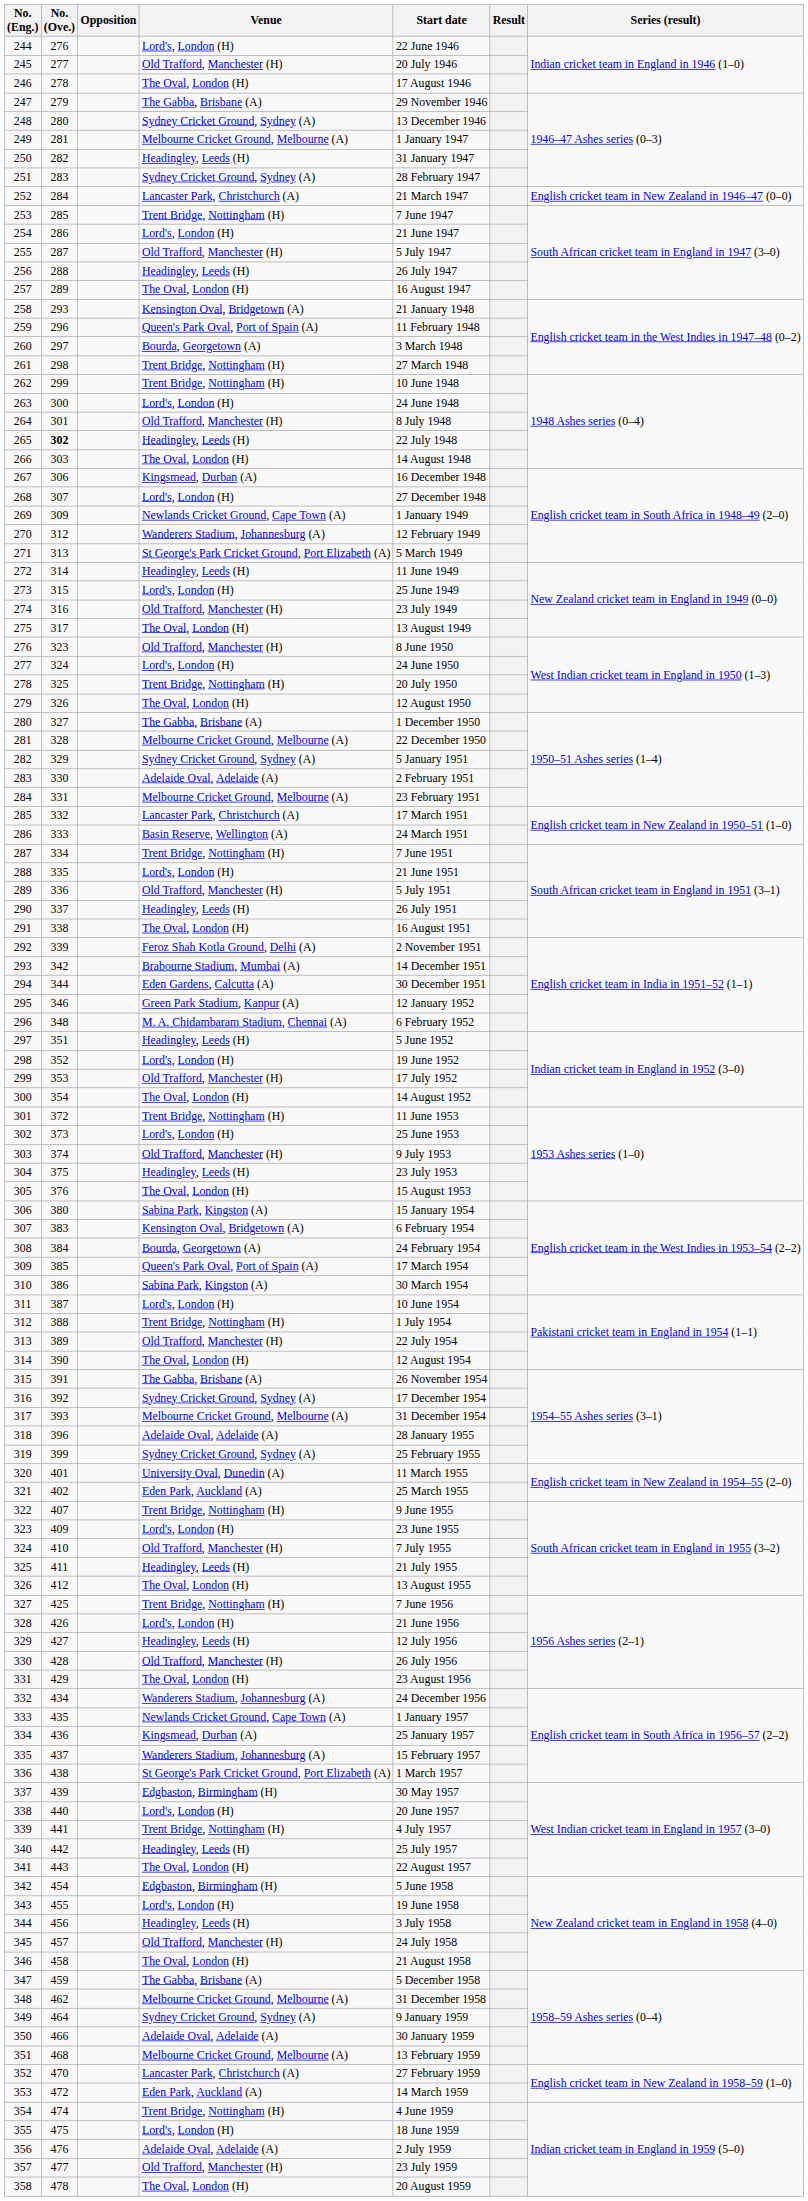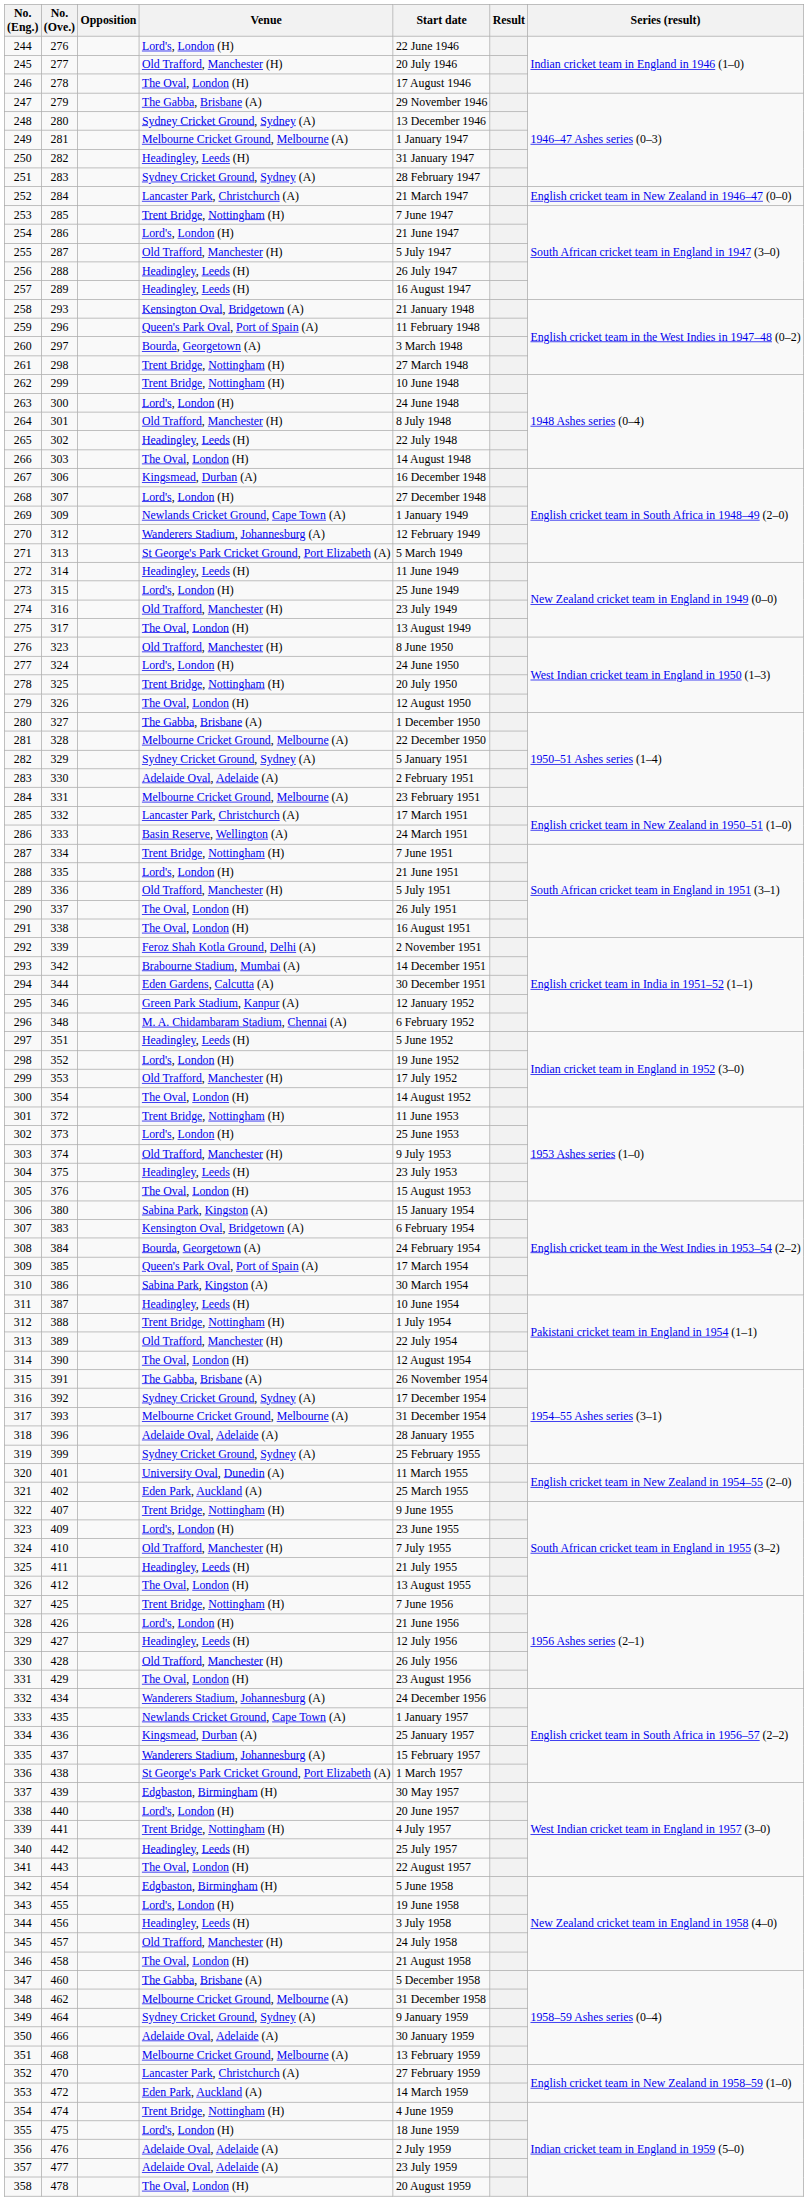(195, 290) The Oval, London (H) -> (196, 290) Headingley, Leeds (H)
(59, 440) bold -> (59, 440) normal
(196, 909) Headingley, Leeds (H) -> (195, 909) The Oval, London (H)
(188, 1304) Lord's, London (H) -> (196, 1304) Headingley, Leeds (H)
(59, 1980) 459 -> (59, 1980) 460
(212, 2167) Old Trafford, Manchester (H) -> (210, 2167) Adelaide Oval, Adelaide (A)
